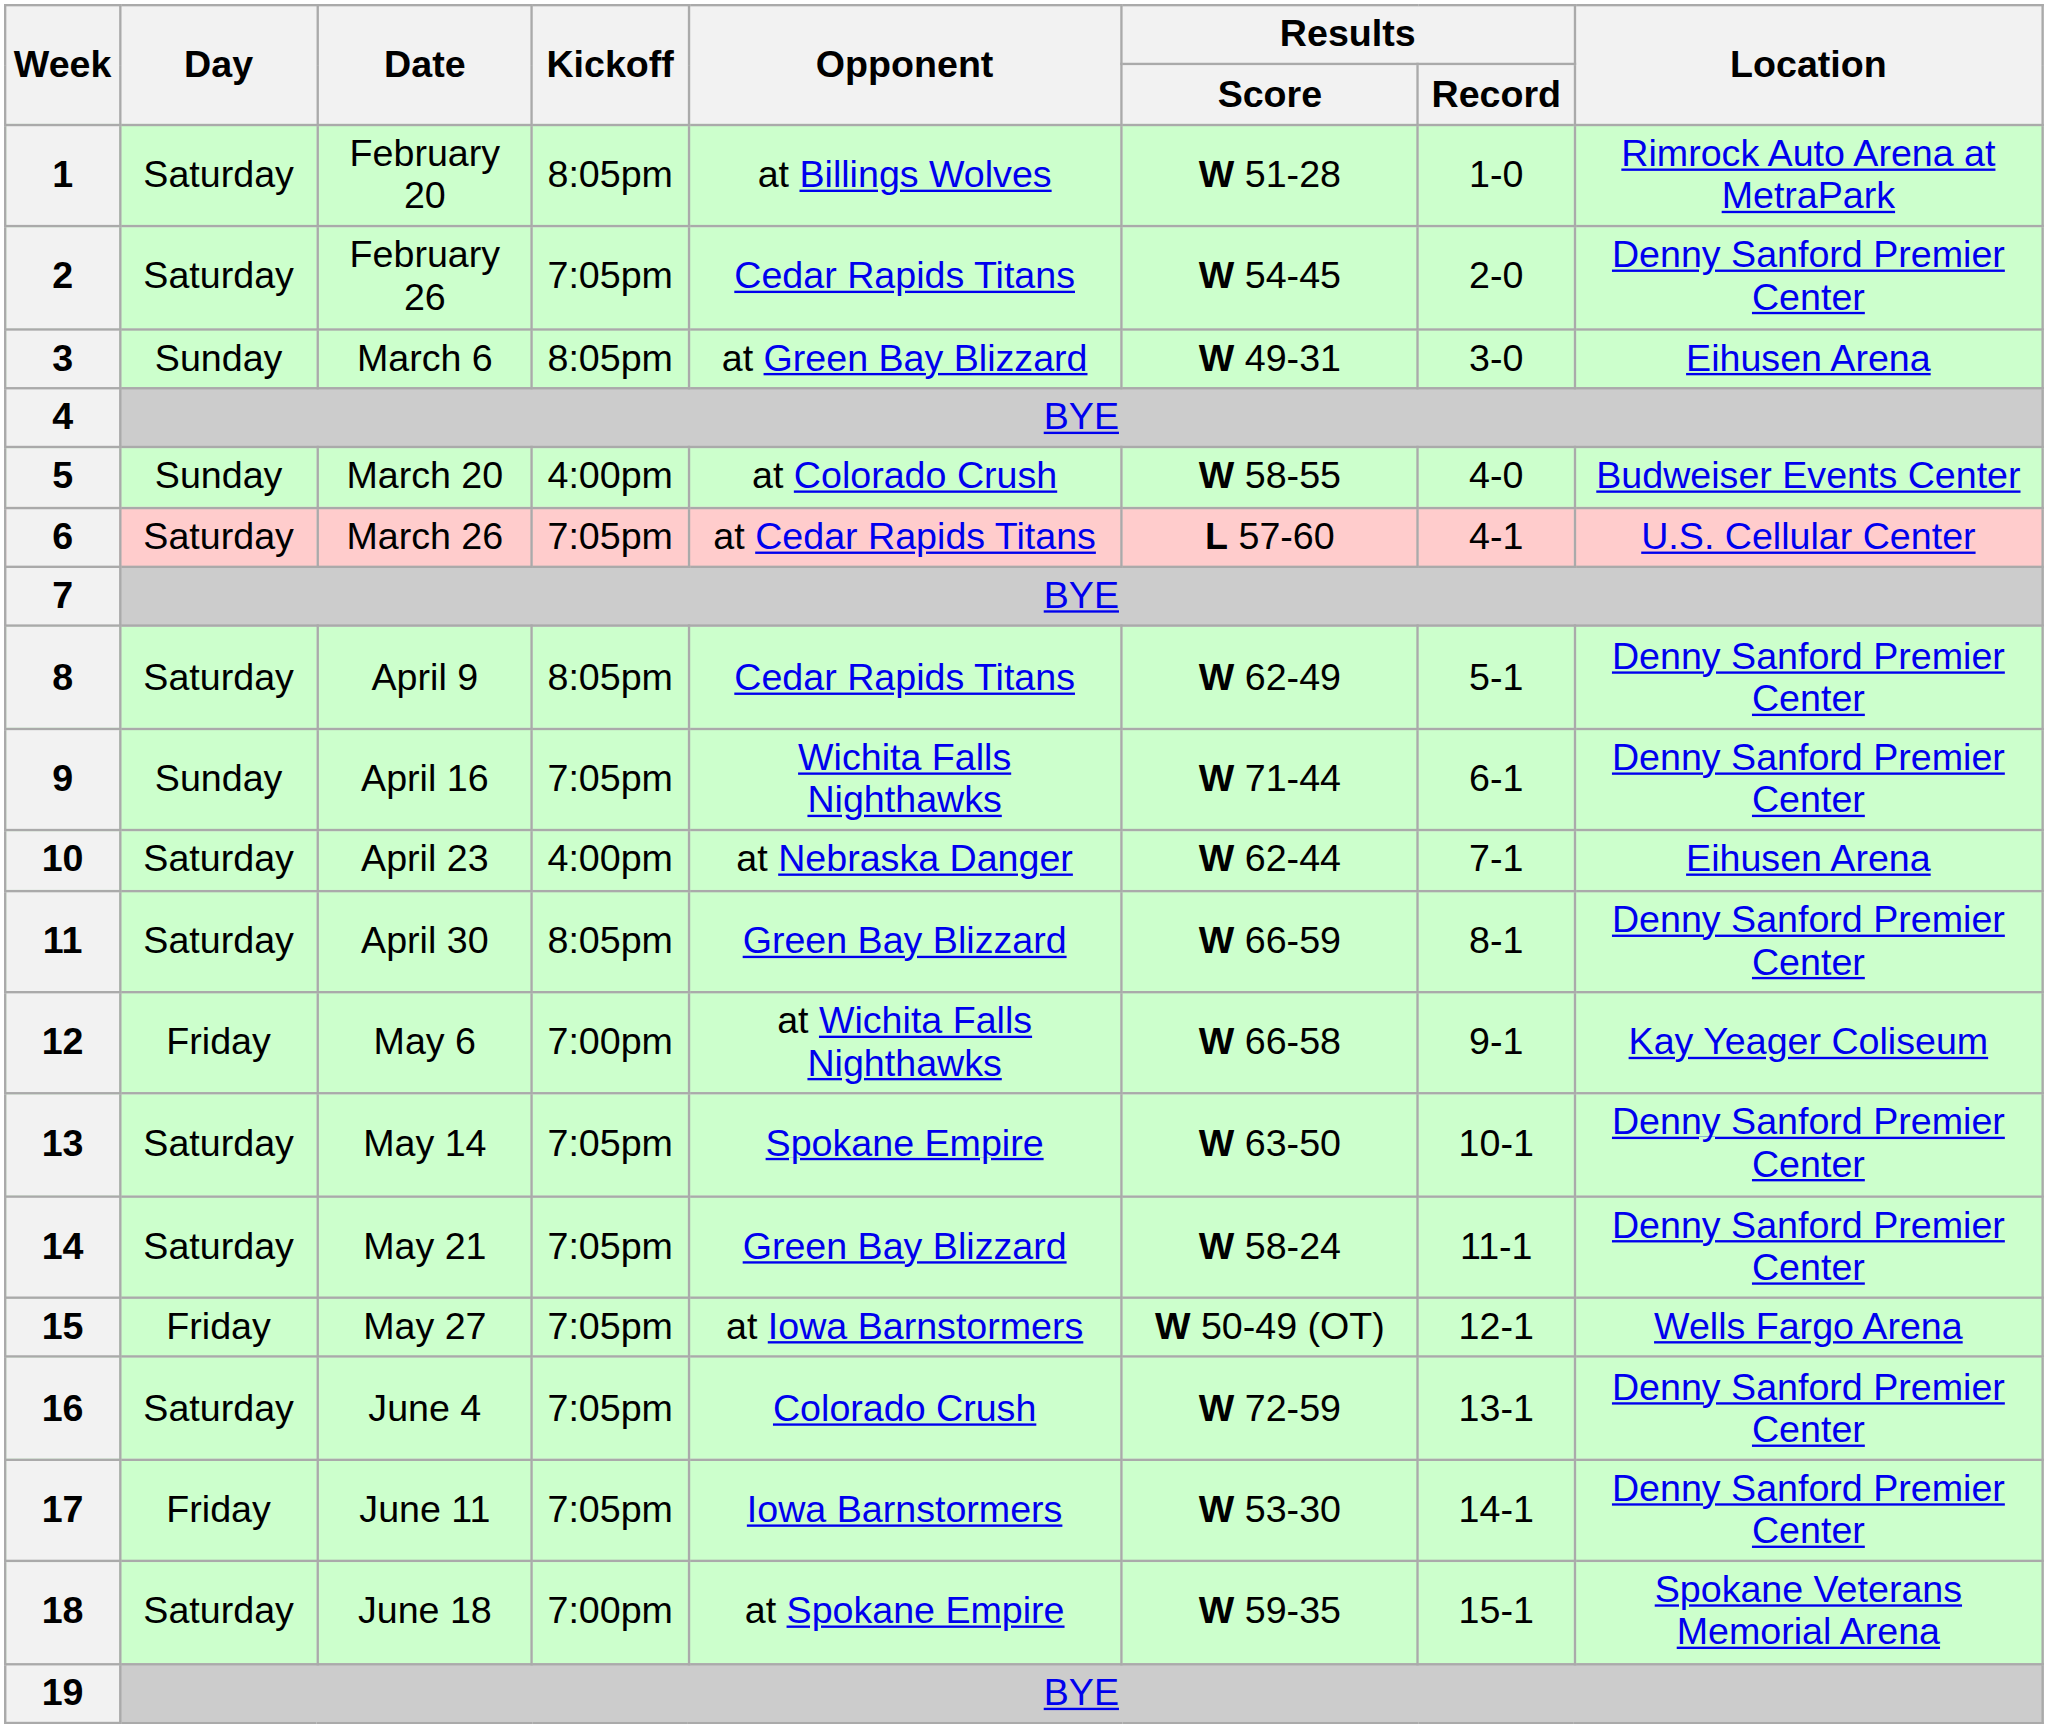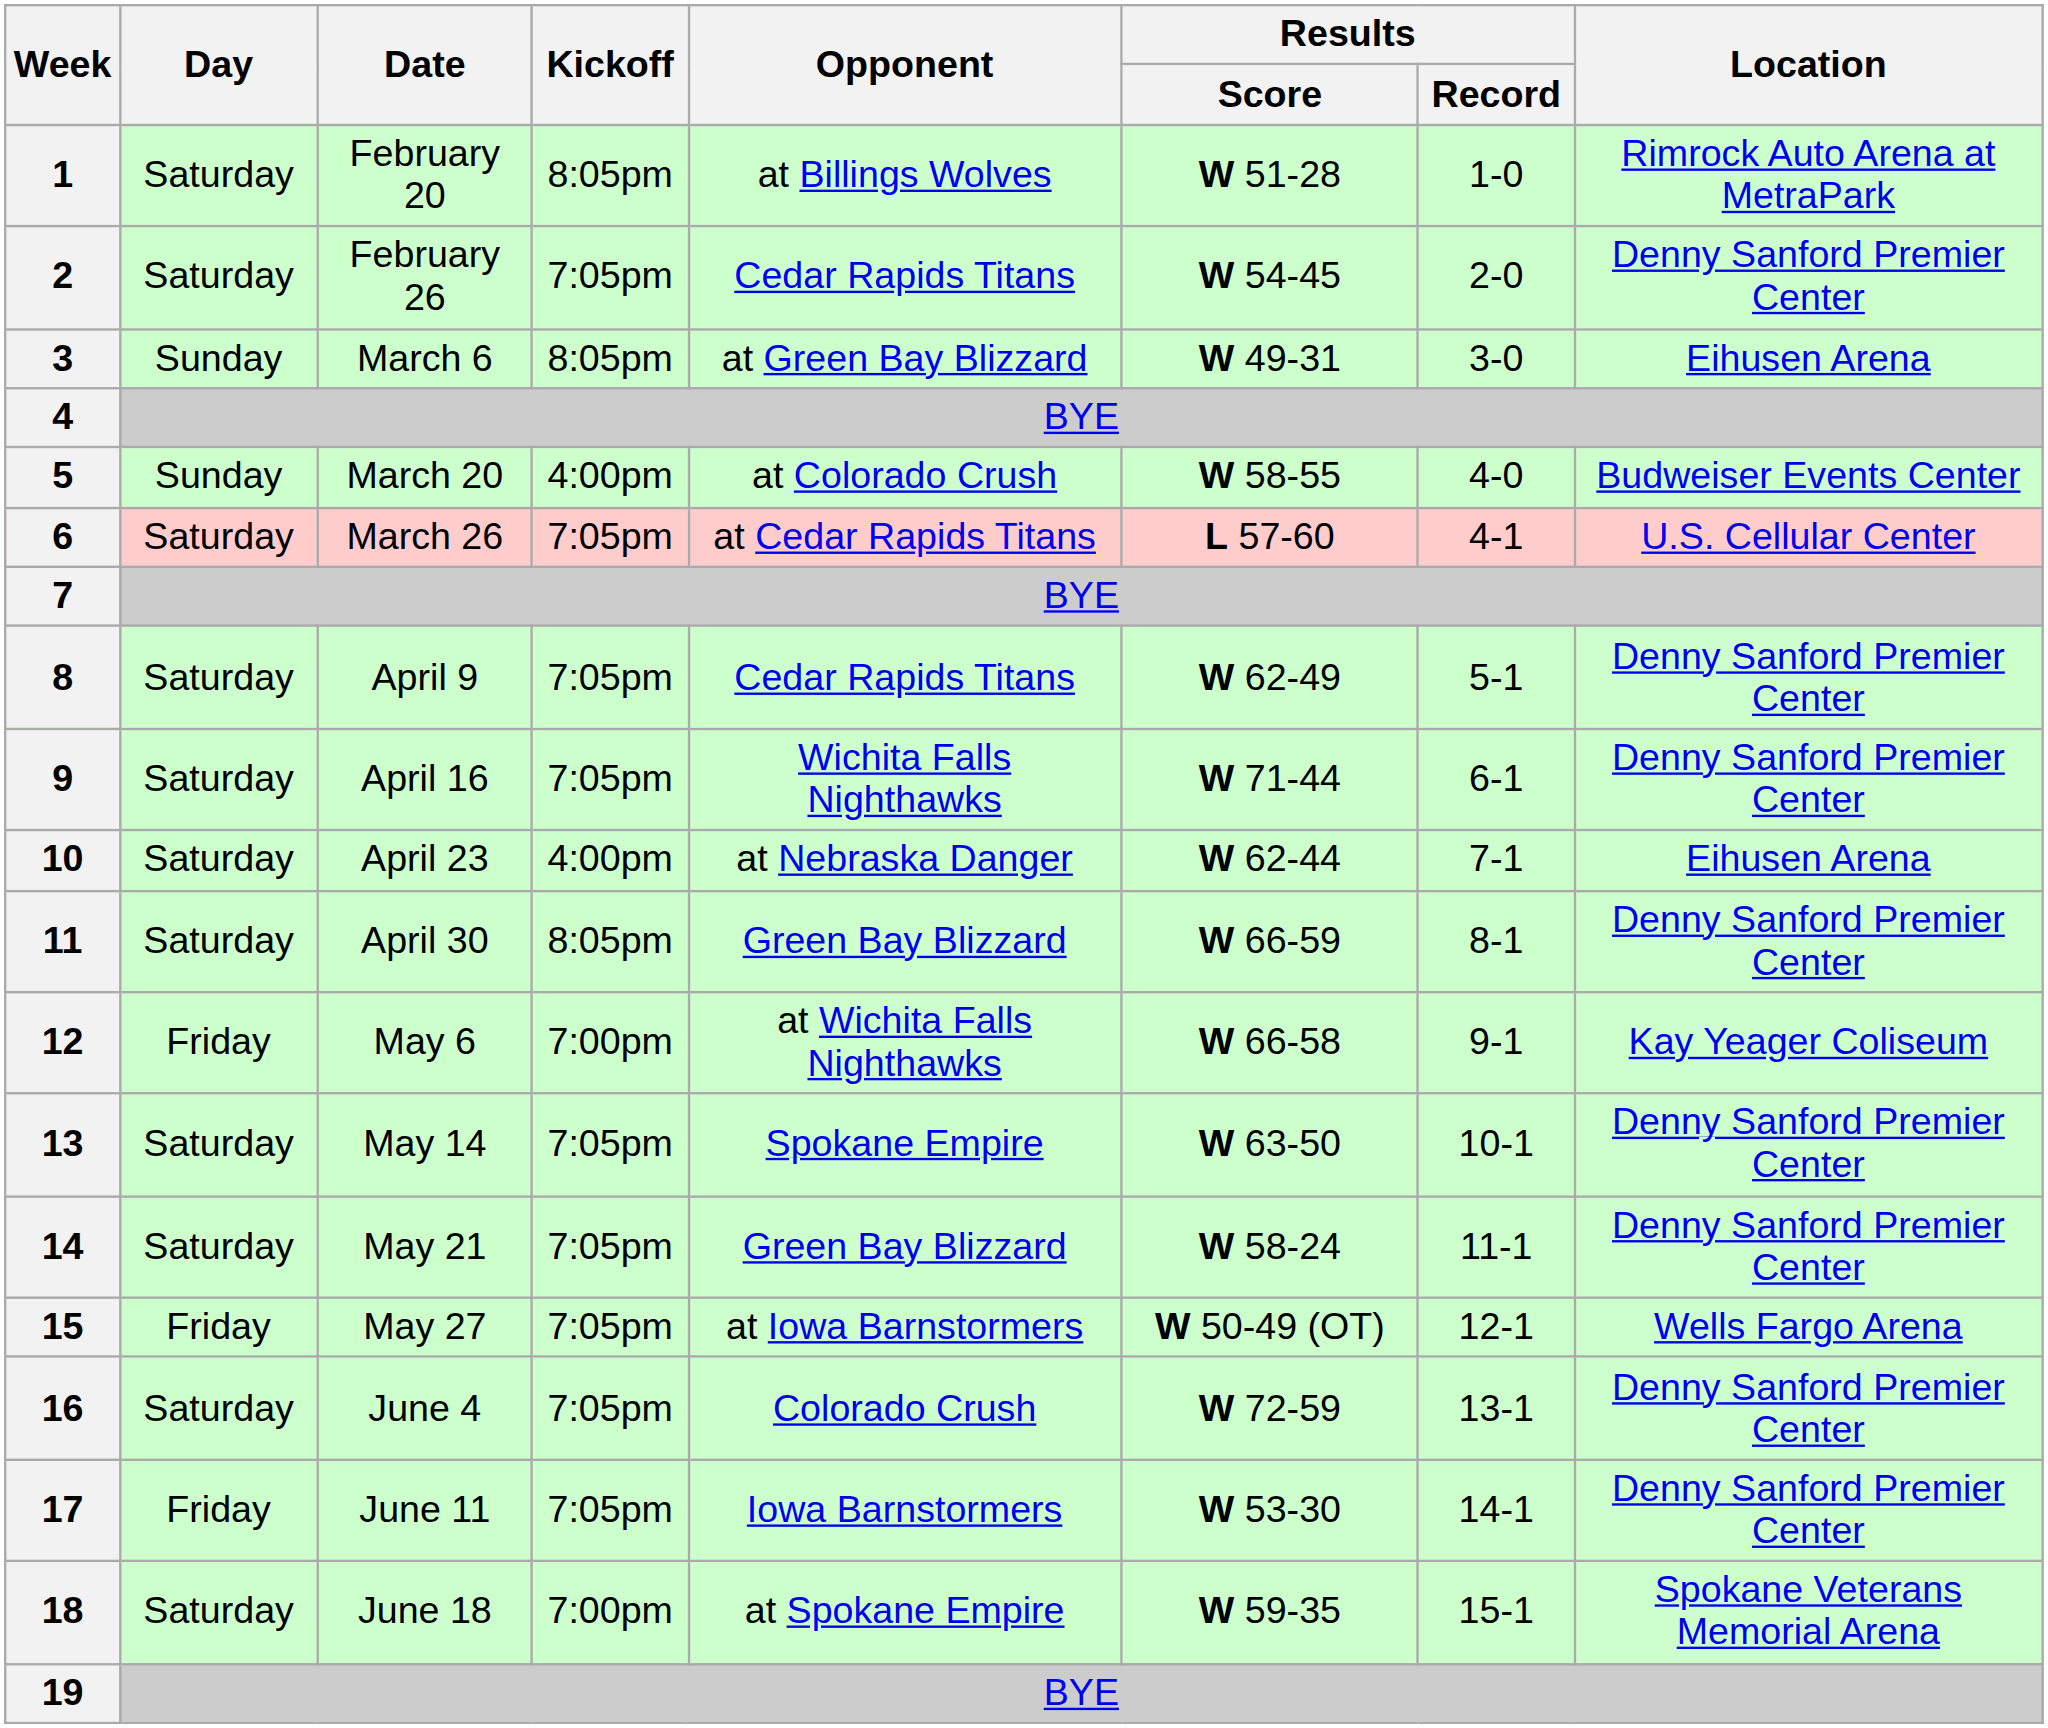(610, 676) 8:05pm -> (610, 676) 7:05pm
(219, 778) Sunday -> (219, 778) Saturday
